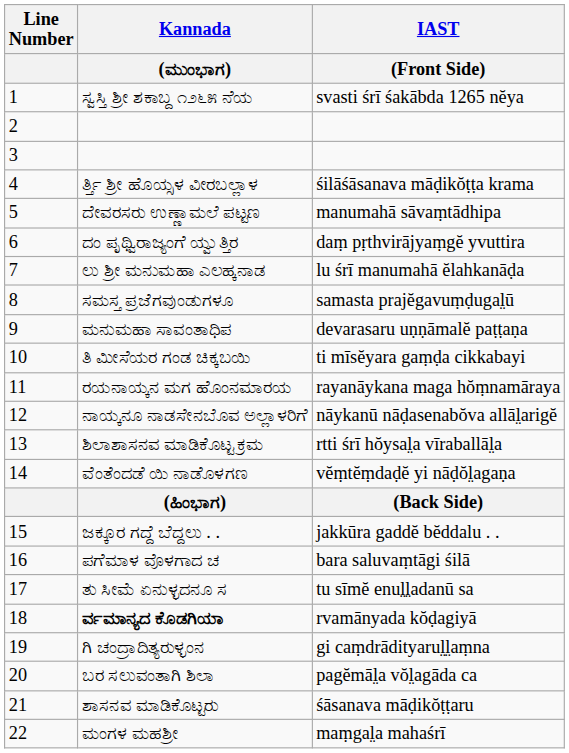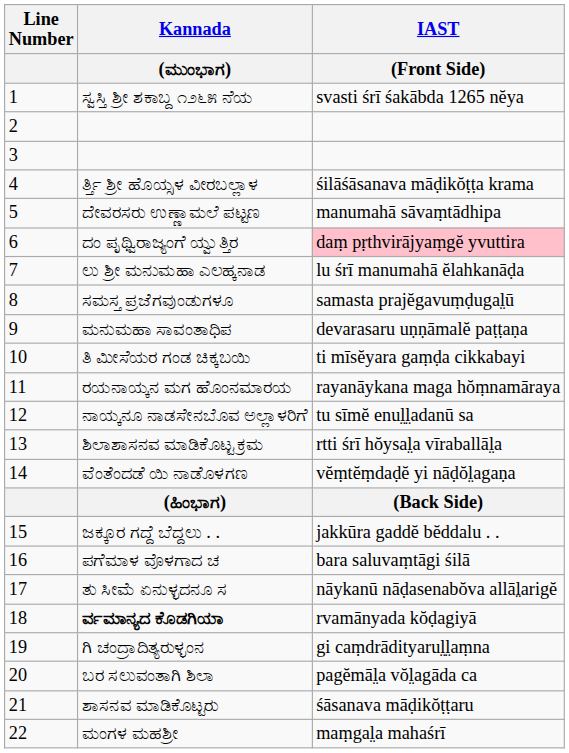(421, 241) no background -> (421, 241) pink background
(437, 415) nāykanū nāḍasenabŏva allāl̤arigĕ -> (395, 415) tu sīmĕ enul̤l̤adanū sa
(395, 589) tu sīmĕ enul̤l̤adanū sa -> (437, 589) nāykanū nāḍasenabŏva allāl̤arigĕ
